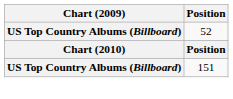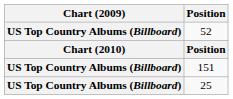+ row: (206, 85)
